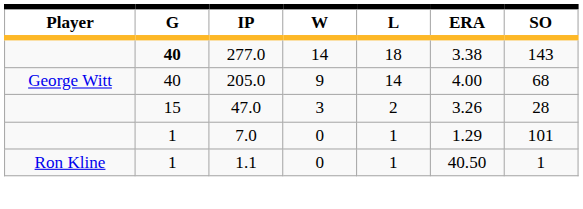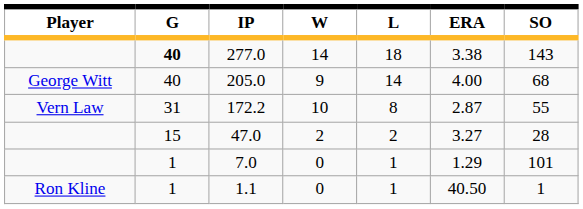+ row: (246, 108)
(320, 108) 3 -> (320, 135) 2
(467, 108) 3.26 -> (467, 135) 3.27
